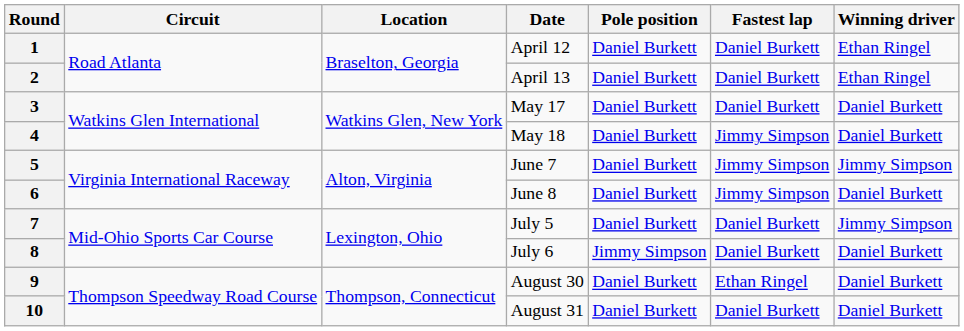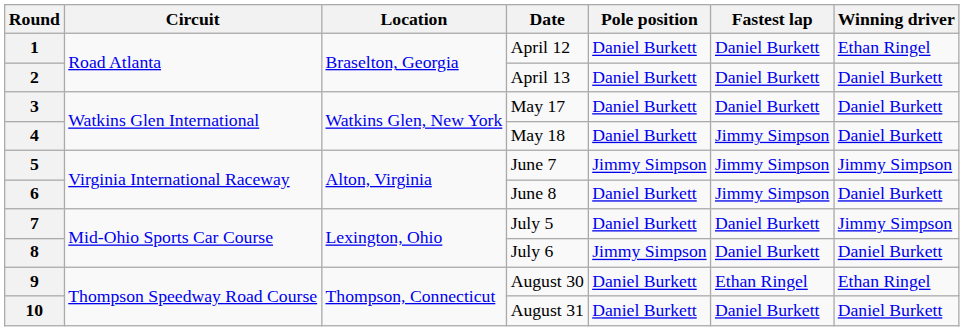(884, 77) Ethan Ringel -> (890, 77) Daniel Burkett
(644, 164) Daniel Burkett -> (649, 164) Jimmy Simpson
(890, 281) Daniel Burkett -> (884, 281) Ethan Ringel
